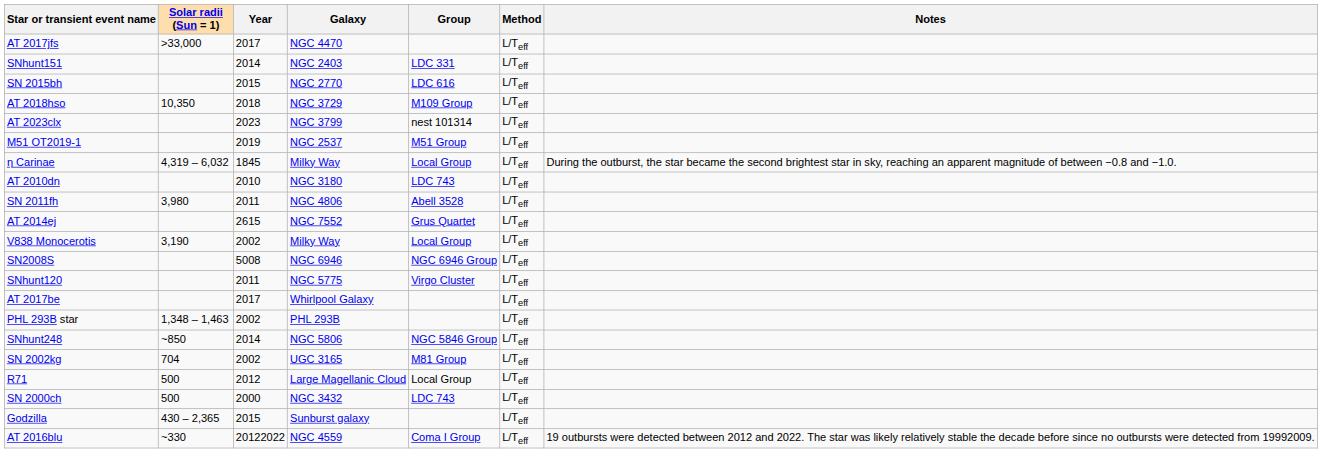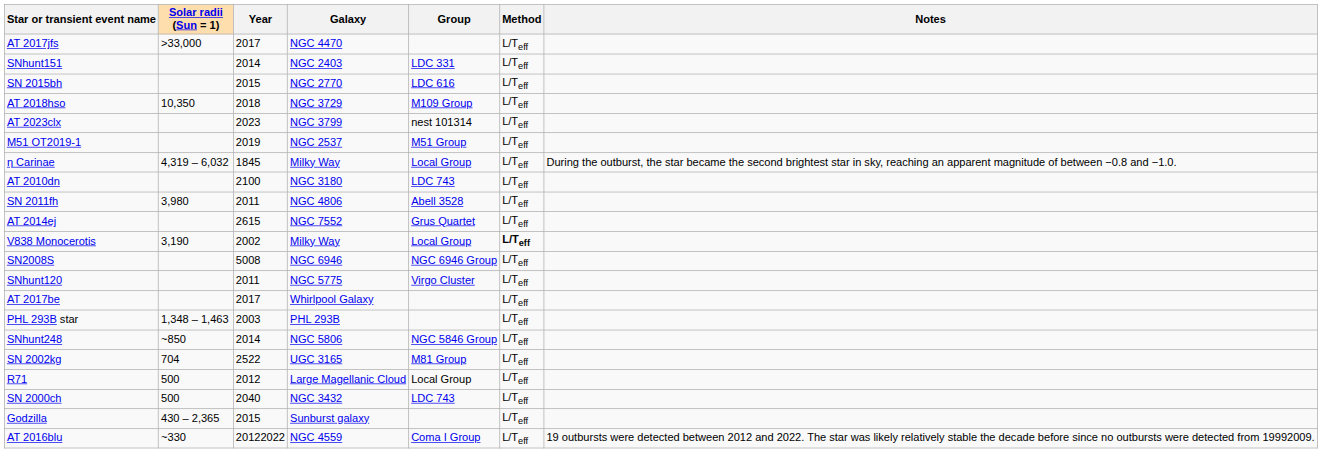(248, 182) 2010 -> (248, 182) 2100
(515, 241) normal -> (516, 241) bold
(248, 320) 2002 -> (248, 320) 2003
(248, 359) 2002 -> (248, 359) 2522
(248, 399) 2000 -> (248, 399) 2040
